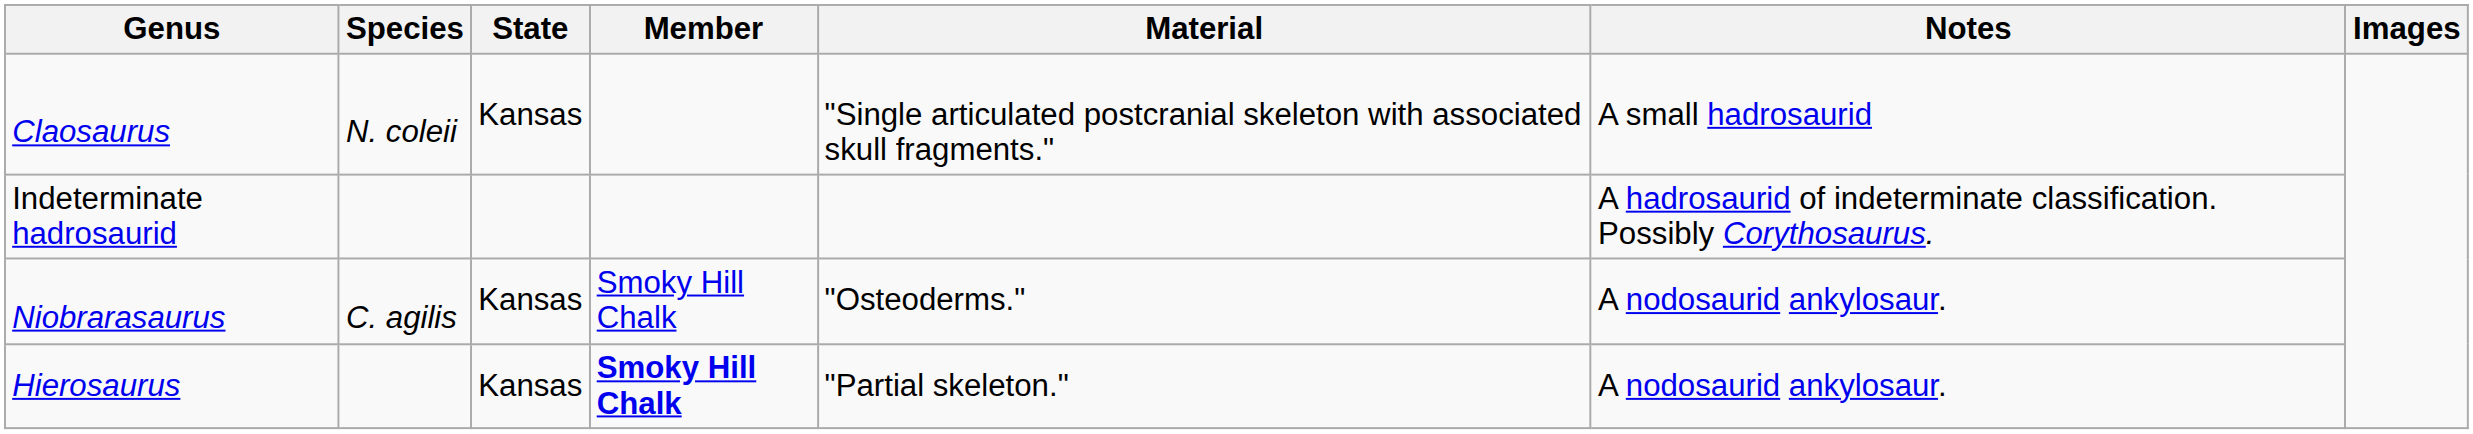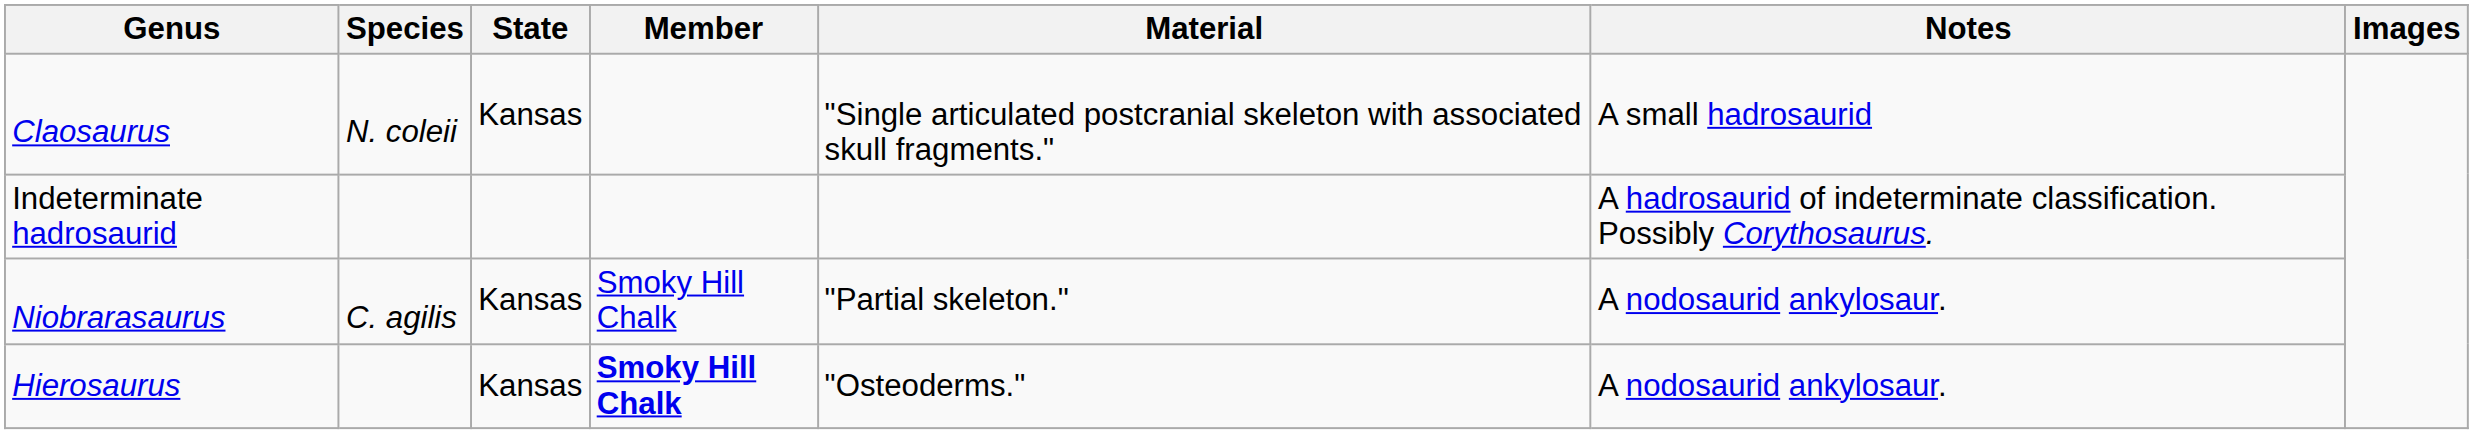(925, 300) "Osteoderms." -> (947, 300) "Partial skeleton."
(947, 385) "Partial skeleton." -> (925, 385) "Osteoderms."
